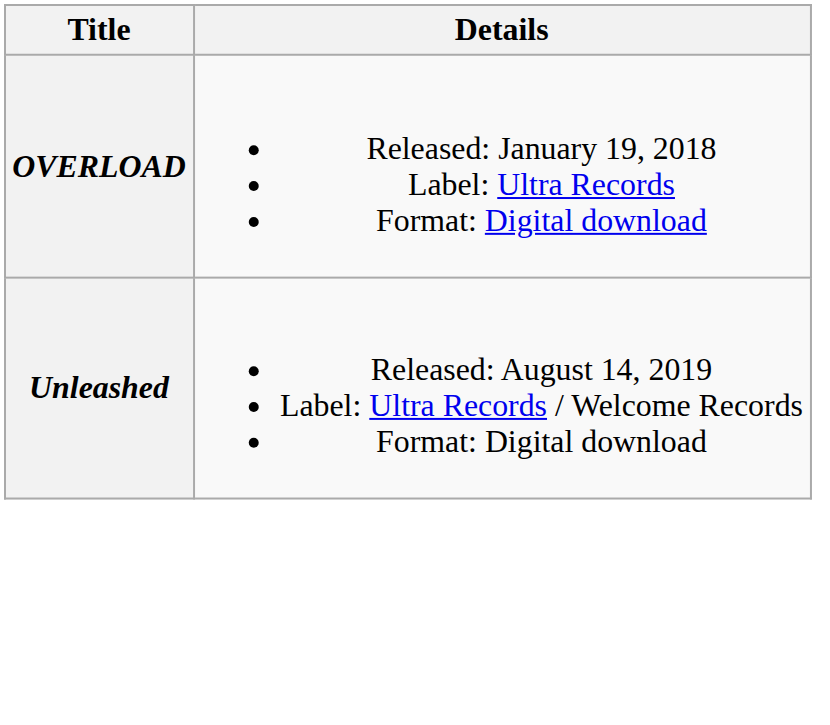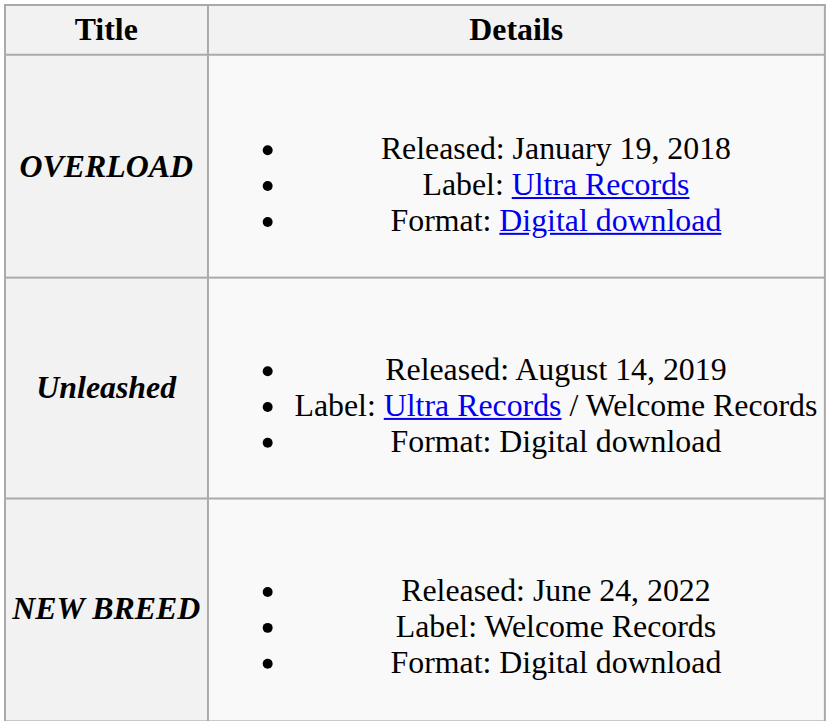+ row: (106, 609)
